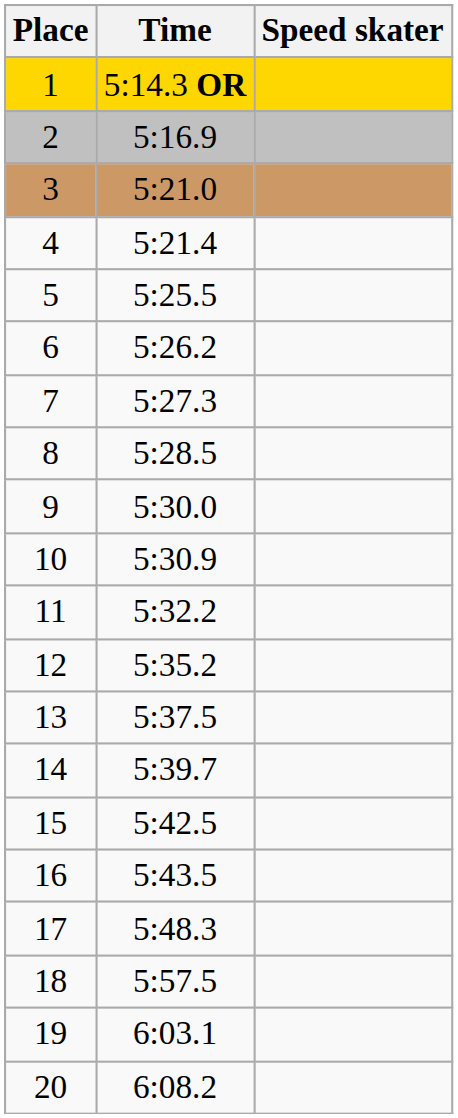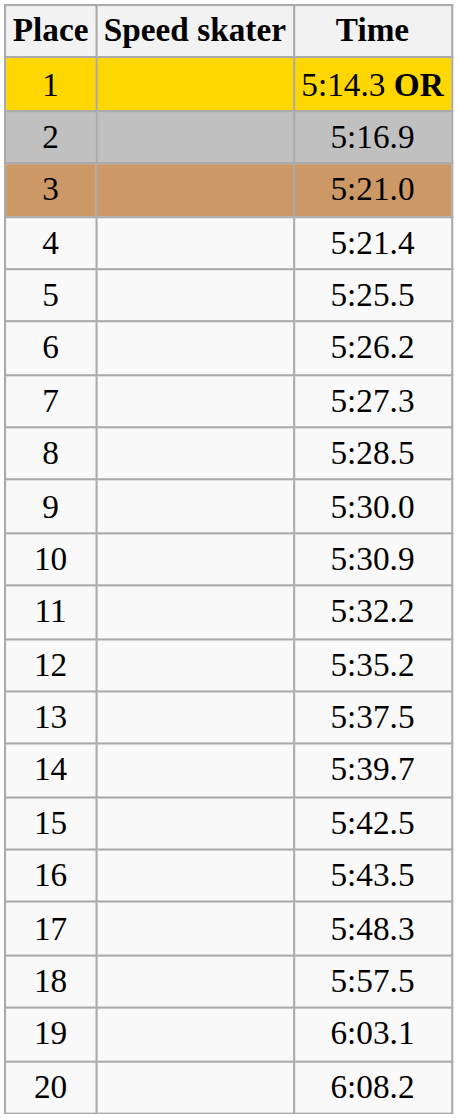columns swapped: (353, 30) <-> (175, 30)
